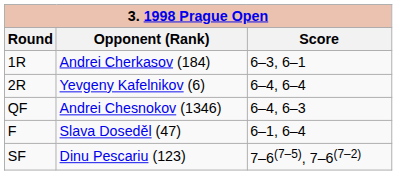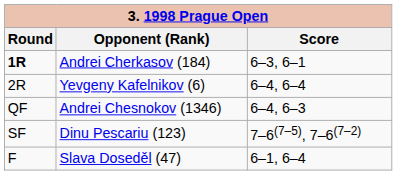(17, 61) normal -> (17, 61) bold
rows swapped: (123, 156) <-> (120, 131)
